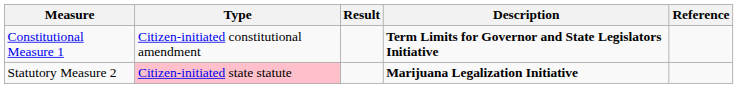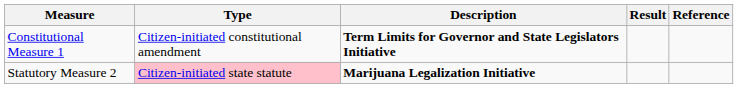columns swapped: (526, 15) <-> (362, 15)
